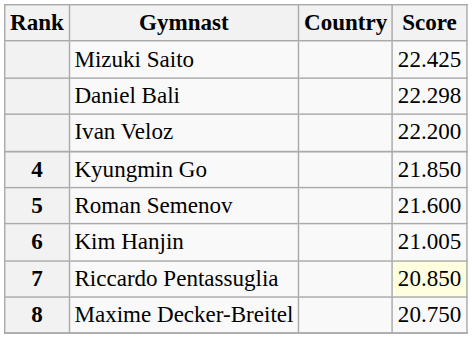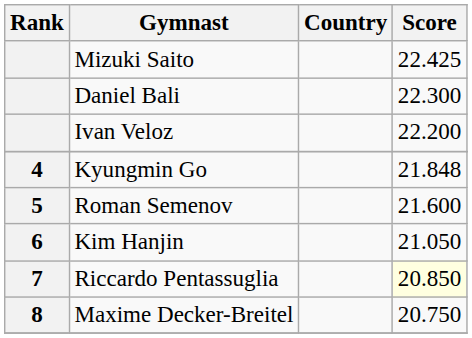(430, 95) 22.298 -> (430, 95) 22.300
(430, 168) 21.850 -> (430, 168) 21.848
(430, 242) 21.005 -> (430, 242) 21.050
